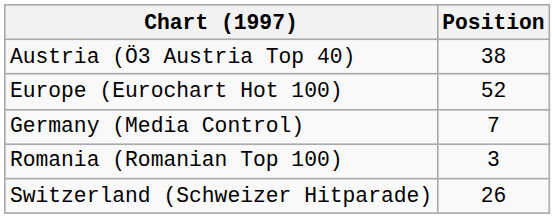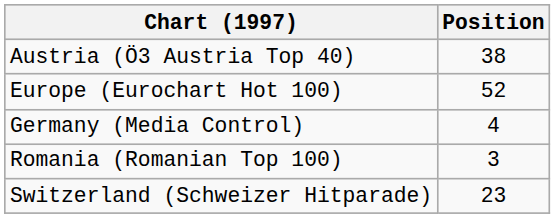(493, 126) 7 -> (493, 126) 4
(493, 196) 26 -> (493, 196) 23
